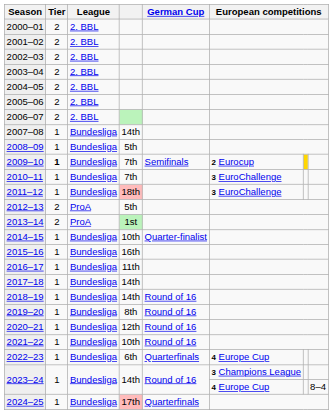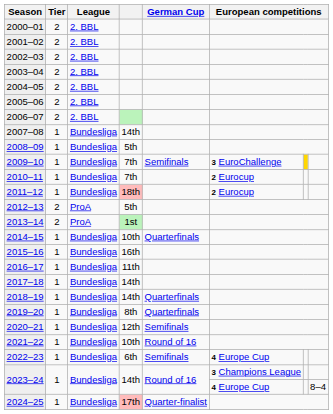(57, 162) bold -> (57, 162) normal
(233, 162) 2 Eurocup -> (246, 162) 3 EuroChallenge
(246, 177) 3 EuroChallenge -> (233, 177) 2 Eurocup
(246, 192) 3 EuroChallenge -> (233, 192) 2 Eurocup
(176, 237) Quarter-finalist -> (172, 237) Quarterfinals
(170, 297) Round of 16 -> (172, 297) Quarterfinals
(170, 312) Round of 16 -> (172, 312) Quarterfinals
(170, 327) Round of 16 -> (167, 327) Semifinals
(172, 357) Quarterfinals -> (167, 357) Semifinals
(172, 402) Quarterfinals -> (176, 402) Quarter-finalist
